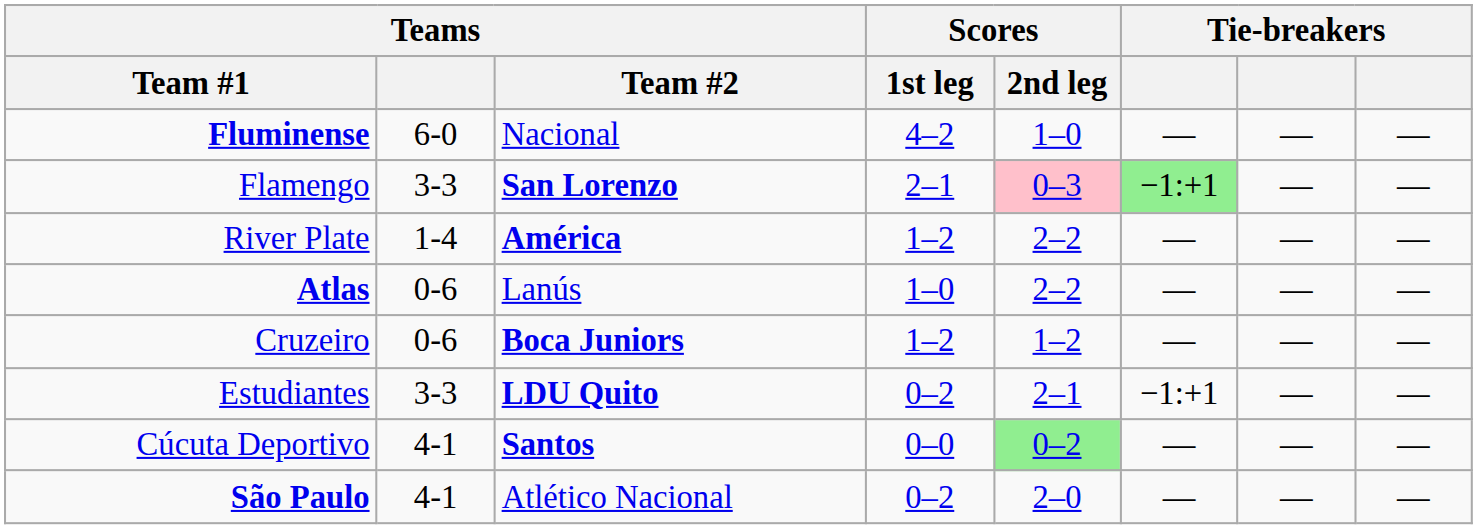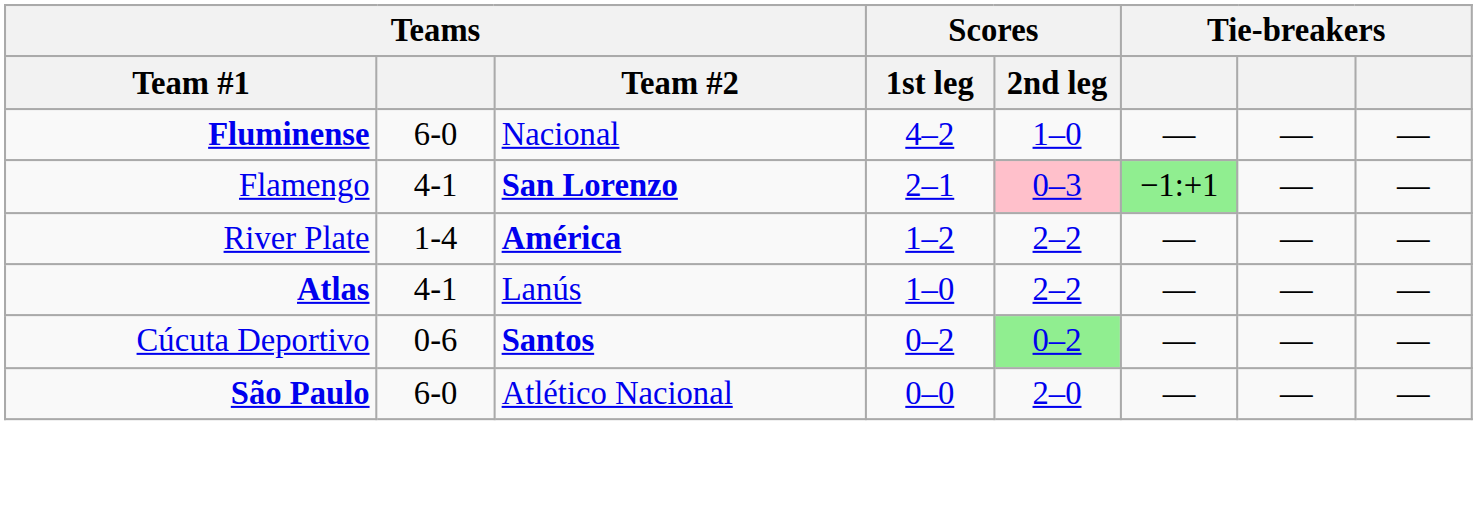(436, 185) 3-3 -> (436, 185) 4-1
(436, 289) 0-6 -> (436, 289) 4-1
- row: (312, 340)
- row: (294, 392)
(436, 444) 4-1 -> (436, 340) 0-6
(930, 444) 0–0 -> (930, 340) 0–2
(436, 496) 4-1 -> (436, 392) 6-0
(930, 496) 0–2 -> (930, 392) 0–0
